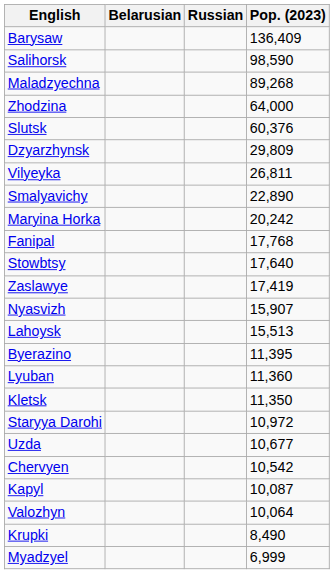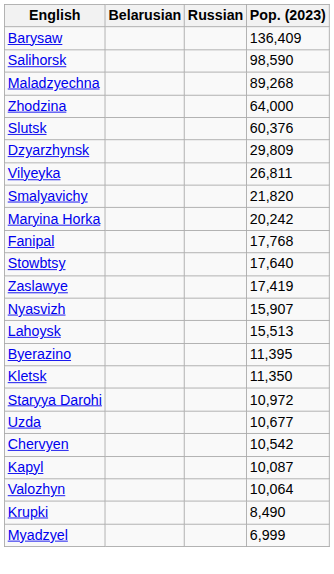(272, 196) 22,890 -> (272, 196) 21,820
- row: (31, 377)
